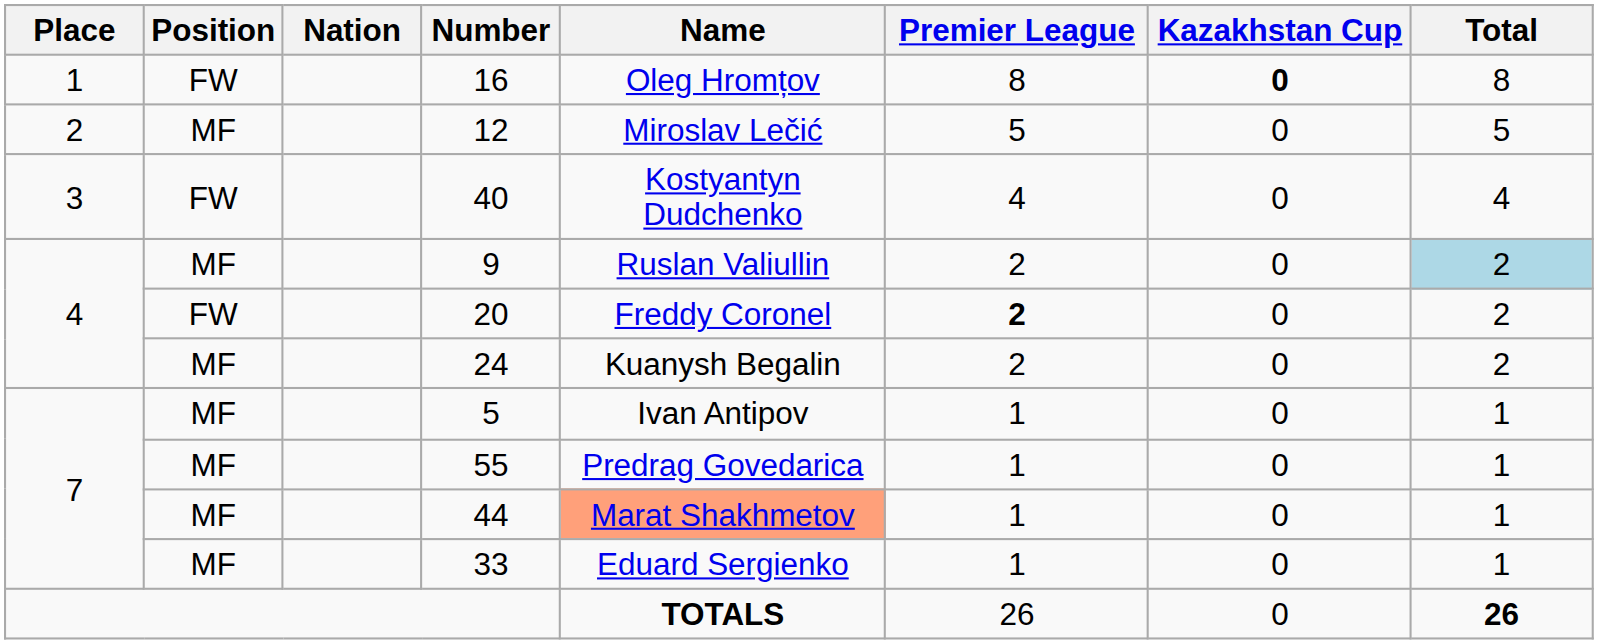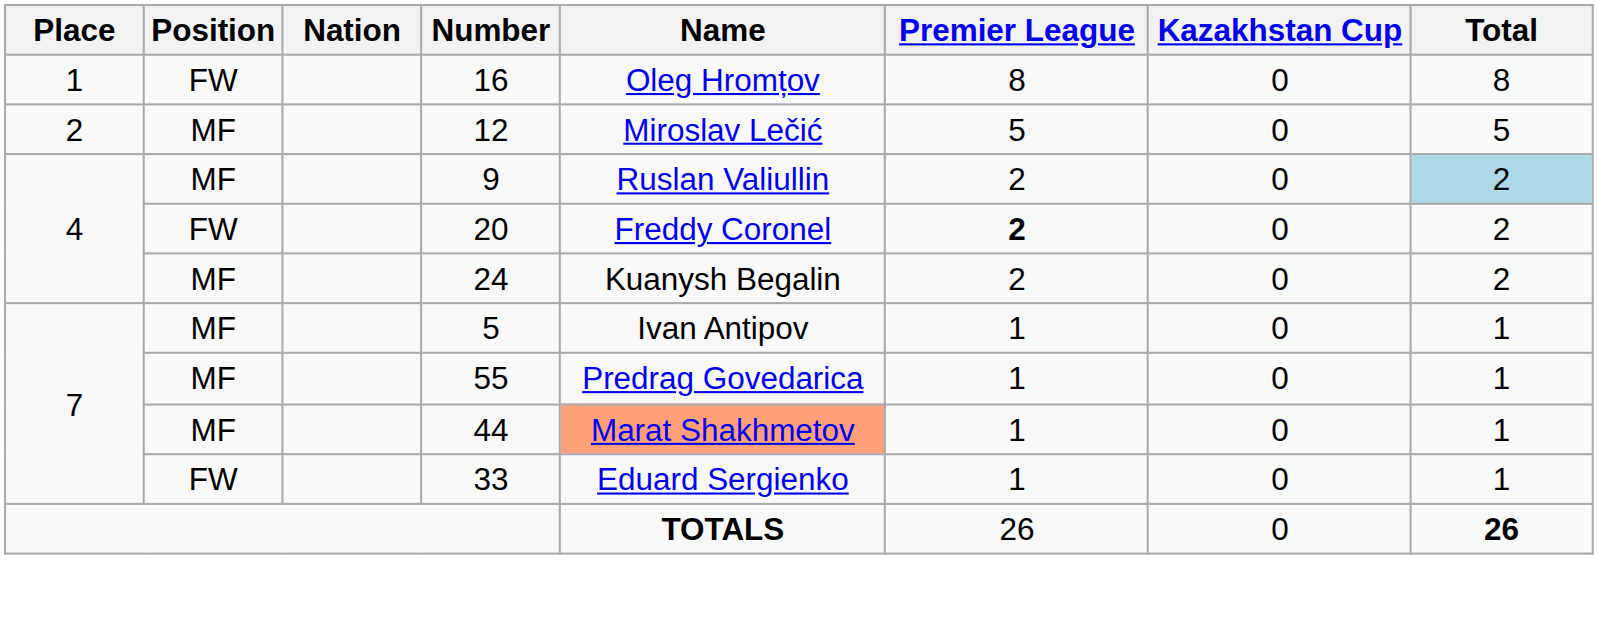(1280, 80) bold -> (1280, 80) normal
- row: (491, 197)
(213, 563) MF -> (213, 478) FW
